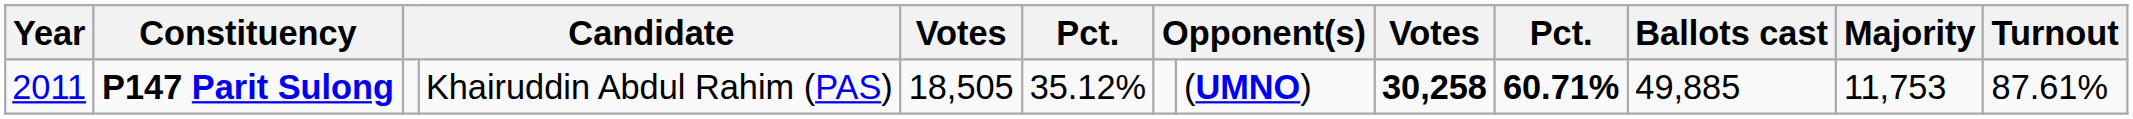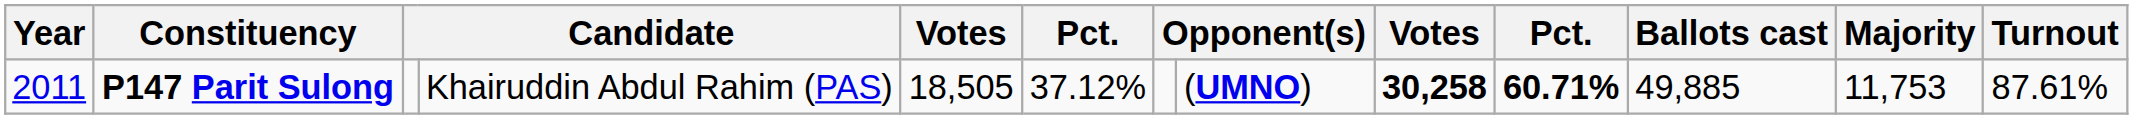(1088, 87) 35.12% -> (1088, 87) 37.12%
